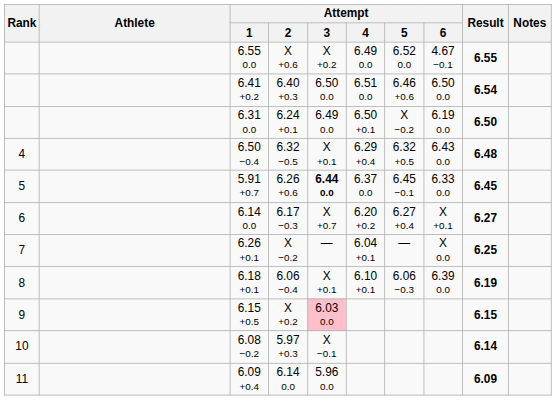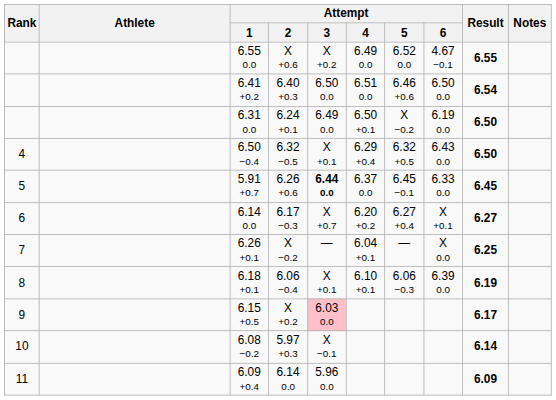(486, 154) 6.48 -> (486, 154) 6.50
(486, 314) 6.15 -> (486, 314) 6.17
